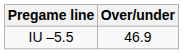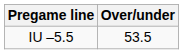(138, 37) 46.9 -> (138, 37) 53.5
